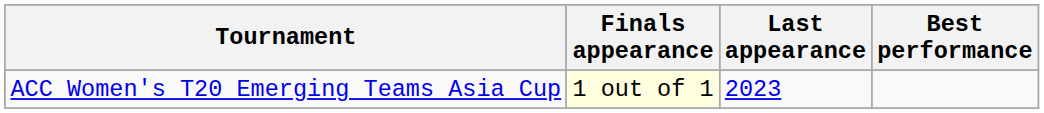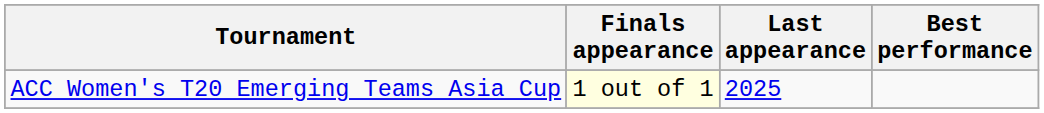(753, 90) 2023 -> (753, 90) 2025
